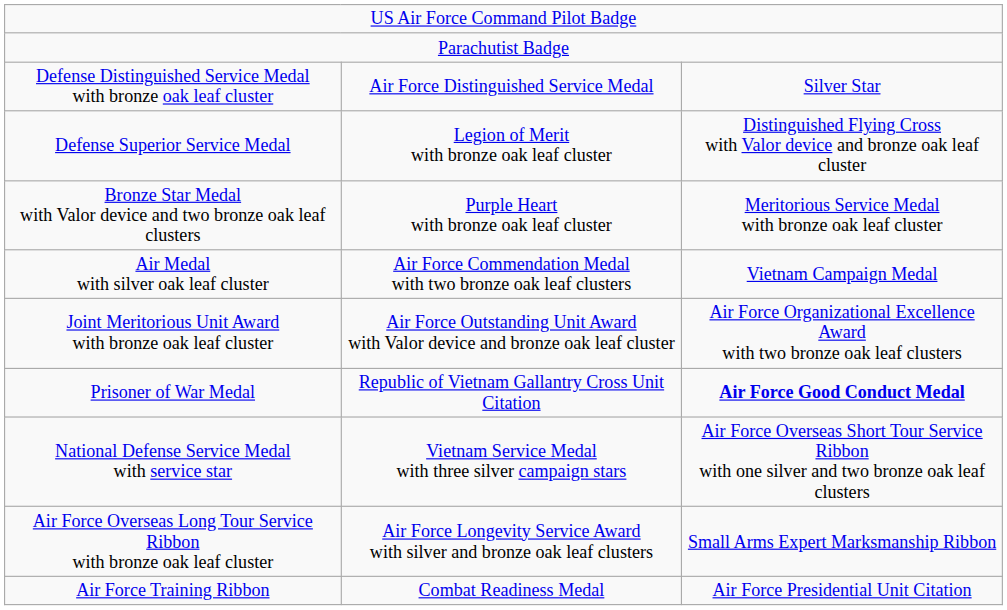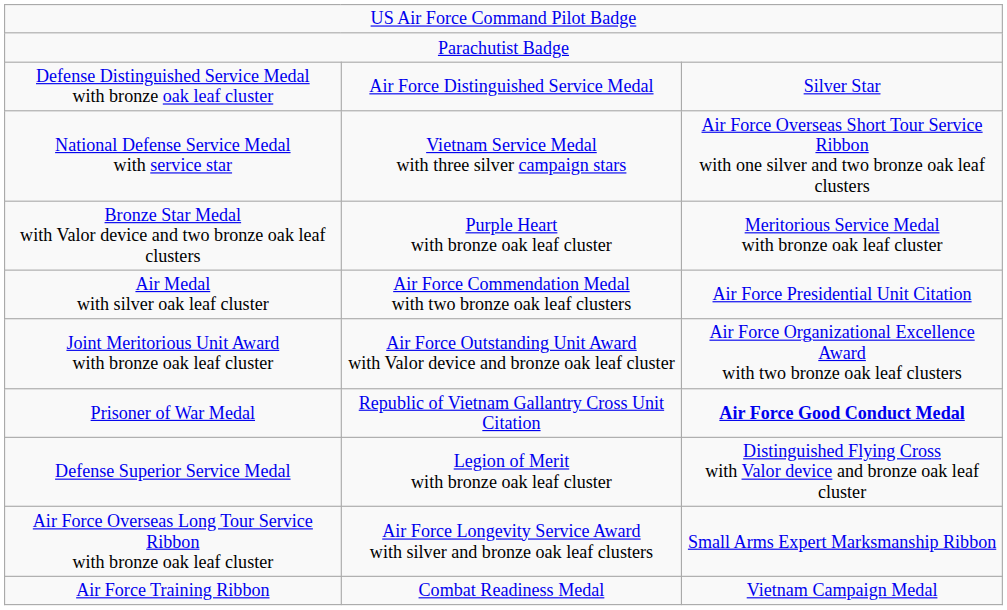rows swapped: (173, 145) <-> (173, 461)
(842, 274) Vietnam Campaign Medal -> (842, 294) Air Force Presidential Unit Citation
(842, 590) Air Force Presidential Unit Citation -> (842, 590) Vietnam Campaign Medal
